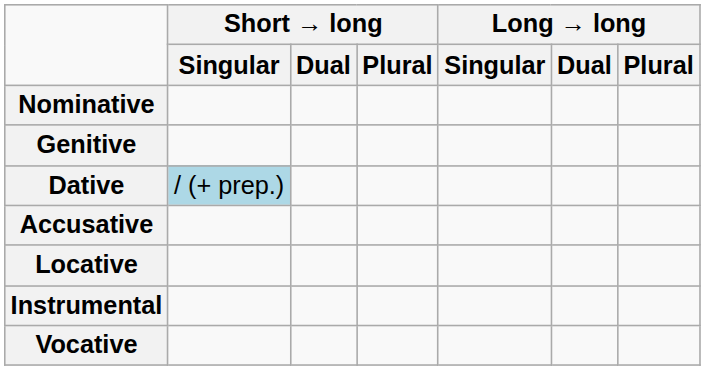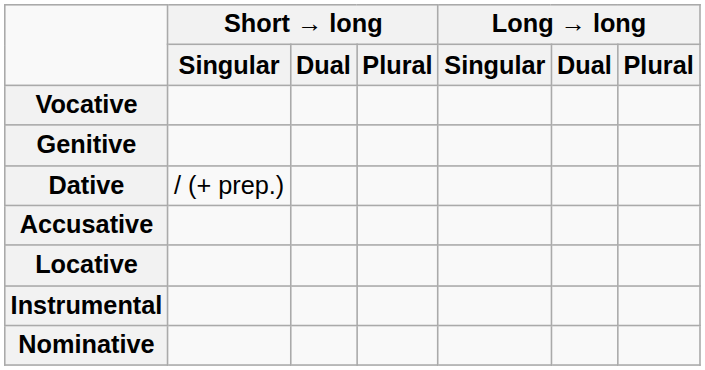rows swapped: (86, 104) <-> (86, 345)
(229, 184) lightblue background -> (229, 184) no background
